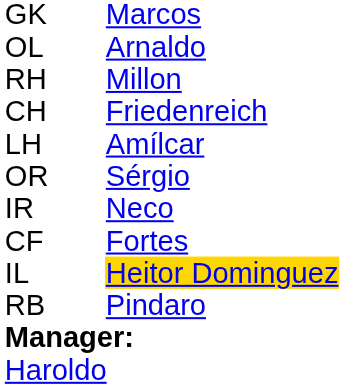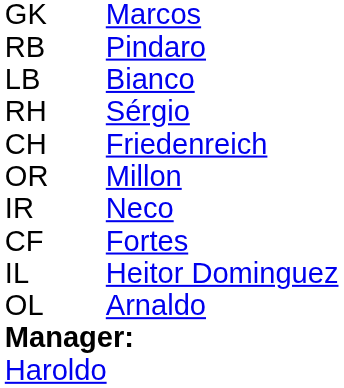rows swapped: (25, 305) <-> (24, 46)
+ row: (23, 79)
(144, 79) Millon -> (148, 111) Sérgio
- row: (23, 143)
(148, 176) Sérgio -> (144, 176) Millon
(222, 273) gold background -> (222, 273) no background
